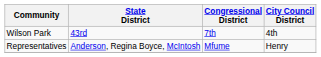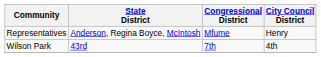rows swapped: (29, 33) <-> (37, 46)
